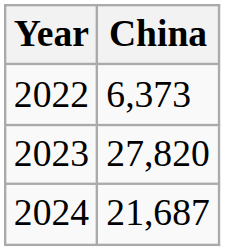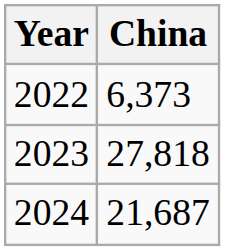(158, 153) 27,820 -> (158, 153) 27,818
